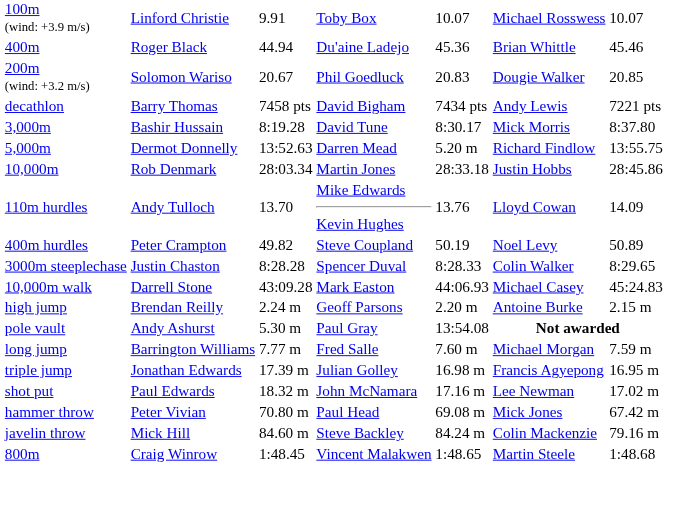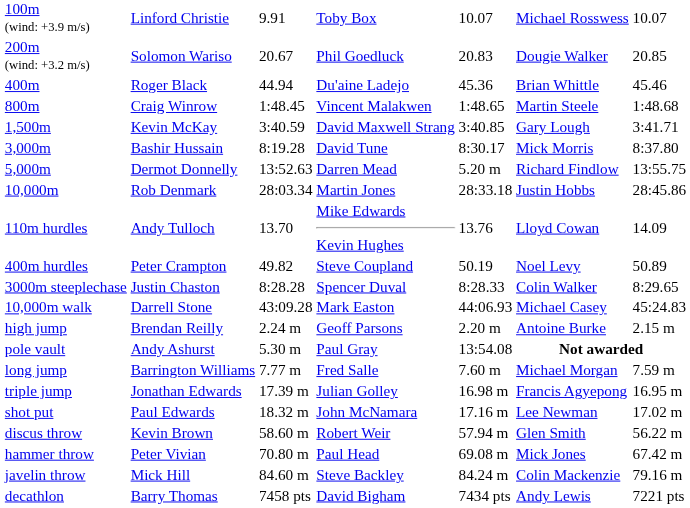rows swapped: (47, 76) <-> (22, 47)
rows swapped: (22, 454) <-> (34, 106)
+ row: (28, 127)
+ row: (43, 433)
